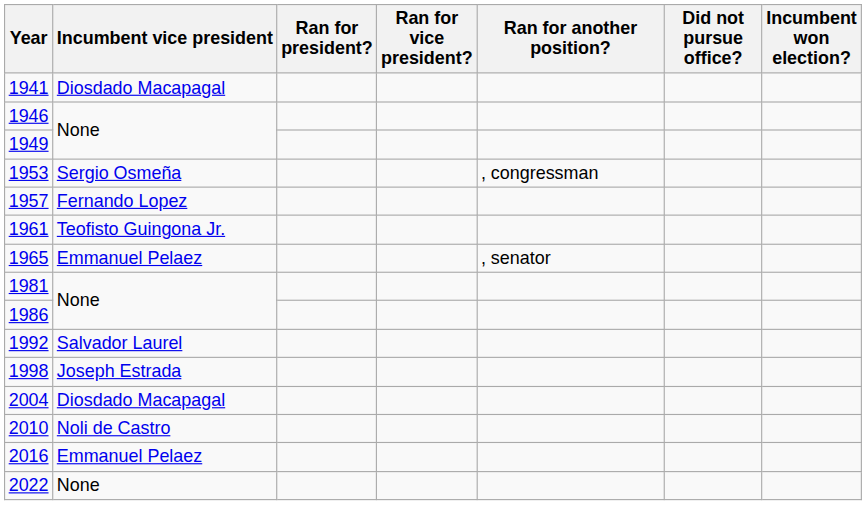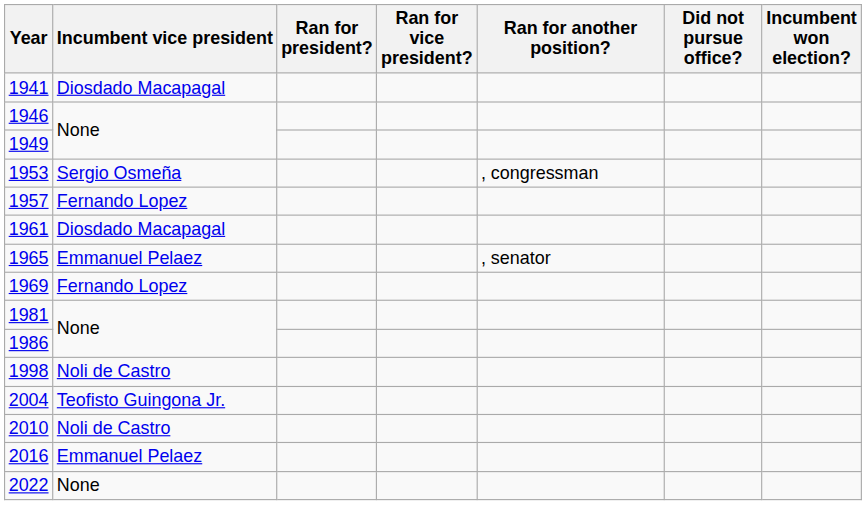(141, 229) Teofisto Guingona Jr. -> (141, 229) Diosdado Macapagal
+ row: (29, 286)
- row: (29, 343)
(119, 371) Joseph Estrada -> (114, 371) Noli de Castro
(141, 400) Diosdado Macapagal -> (141, 400) Teofisto Guingona Jr.
